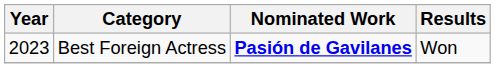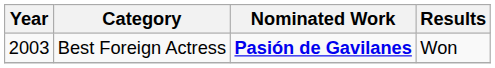(29, 47) 2023 -> (29, 47) 2003
